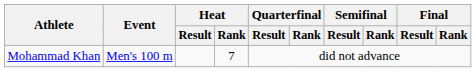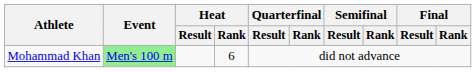(139, 56) no background -> (139, 56) lightgreen background
(232, 56) 7 -> (232, 56) 6
